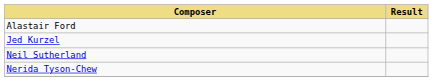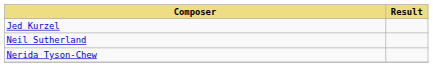- row: (41, 26)
